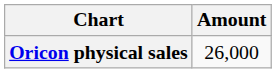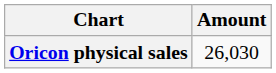(232, 51) 26,000 -> (232, 51) 26,030
